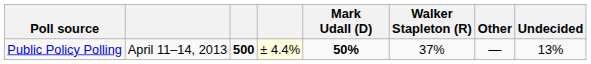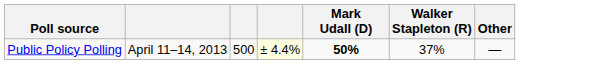- column: (551, 29)
(244, 49) bold -> (244, 49) normal
